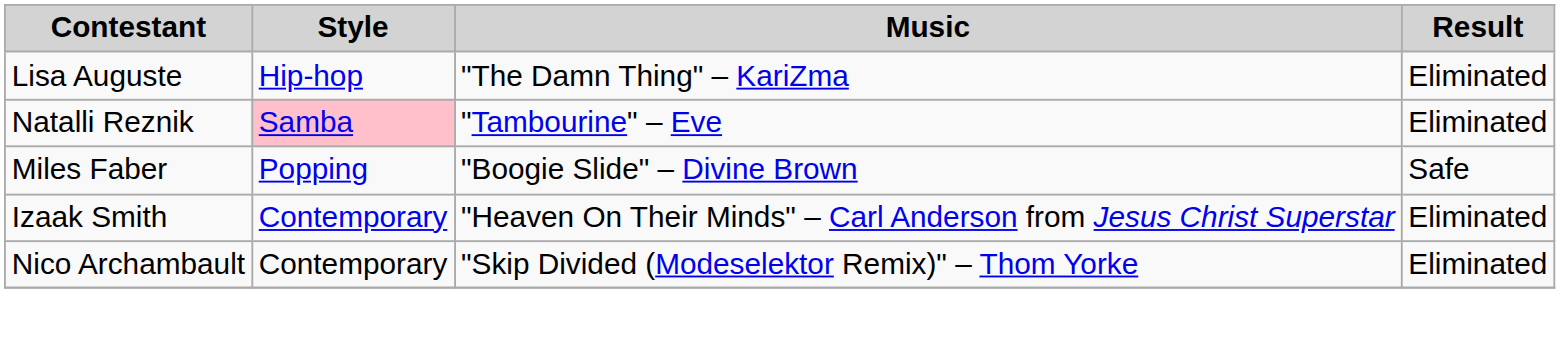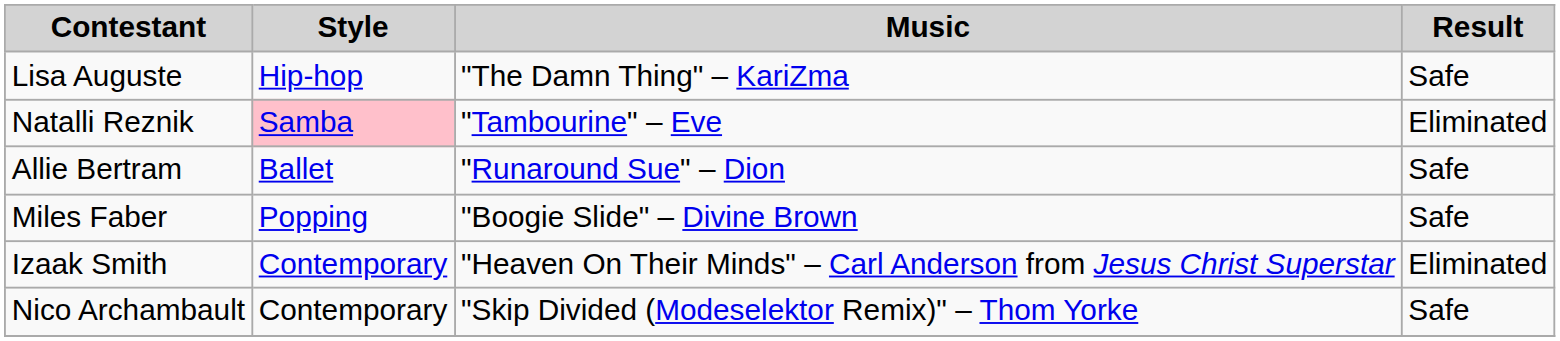(1478, 75) Eliminated -> (1439, 75) Safe
+ row: (97, 169)
(1478, 264) Eliminated -> (1439, 311) Safe
